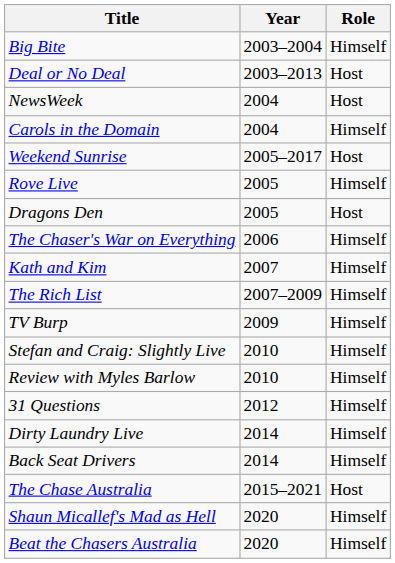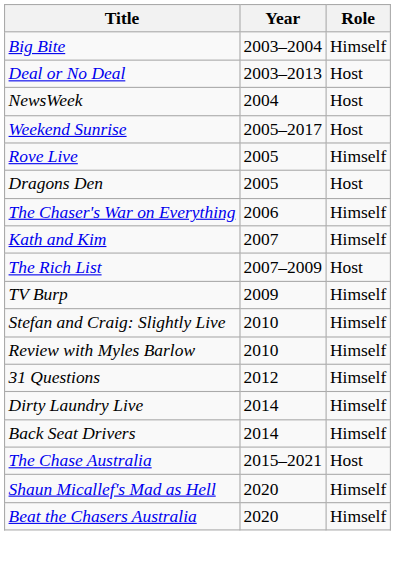- row: (84, 128)
(358, 294) Himself -> (346, 267) Host
